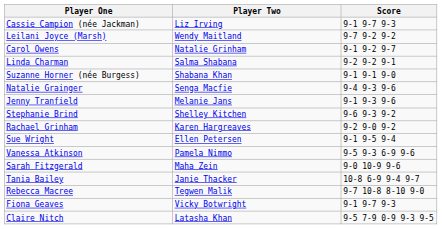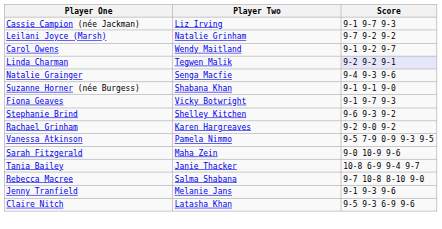(208, 37) Wendy Maitland -> (210, 37) Natalie Grinham
(210, 50) Natalie Grinham -> (208, 50) Wendy Maitland
(206, 62) Salma Shabana -> (203, 62) Tegwen Malik
(369, 62) no background -> (369, 62) lavender background
rows swapped: (44, 88) <-> (73, 75)
rows swapped: (35, 205) <-> (42, 101)
- row: (30, 140)
(379, 153) 9-5 9-3 6-9 9-6 -> (389, 140) 9-5 7-9 0-9 9-3 9-5
(203, 192) Tegwen Malik -> (206, 179) Salma Shabana
(389, 218) 9-5 7-9 0-9 9-3 9-5 -> (379, 205) 9-5 9-3 6-9 9-6
